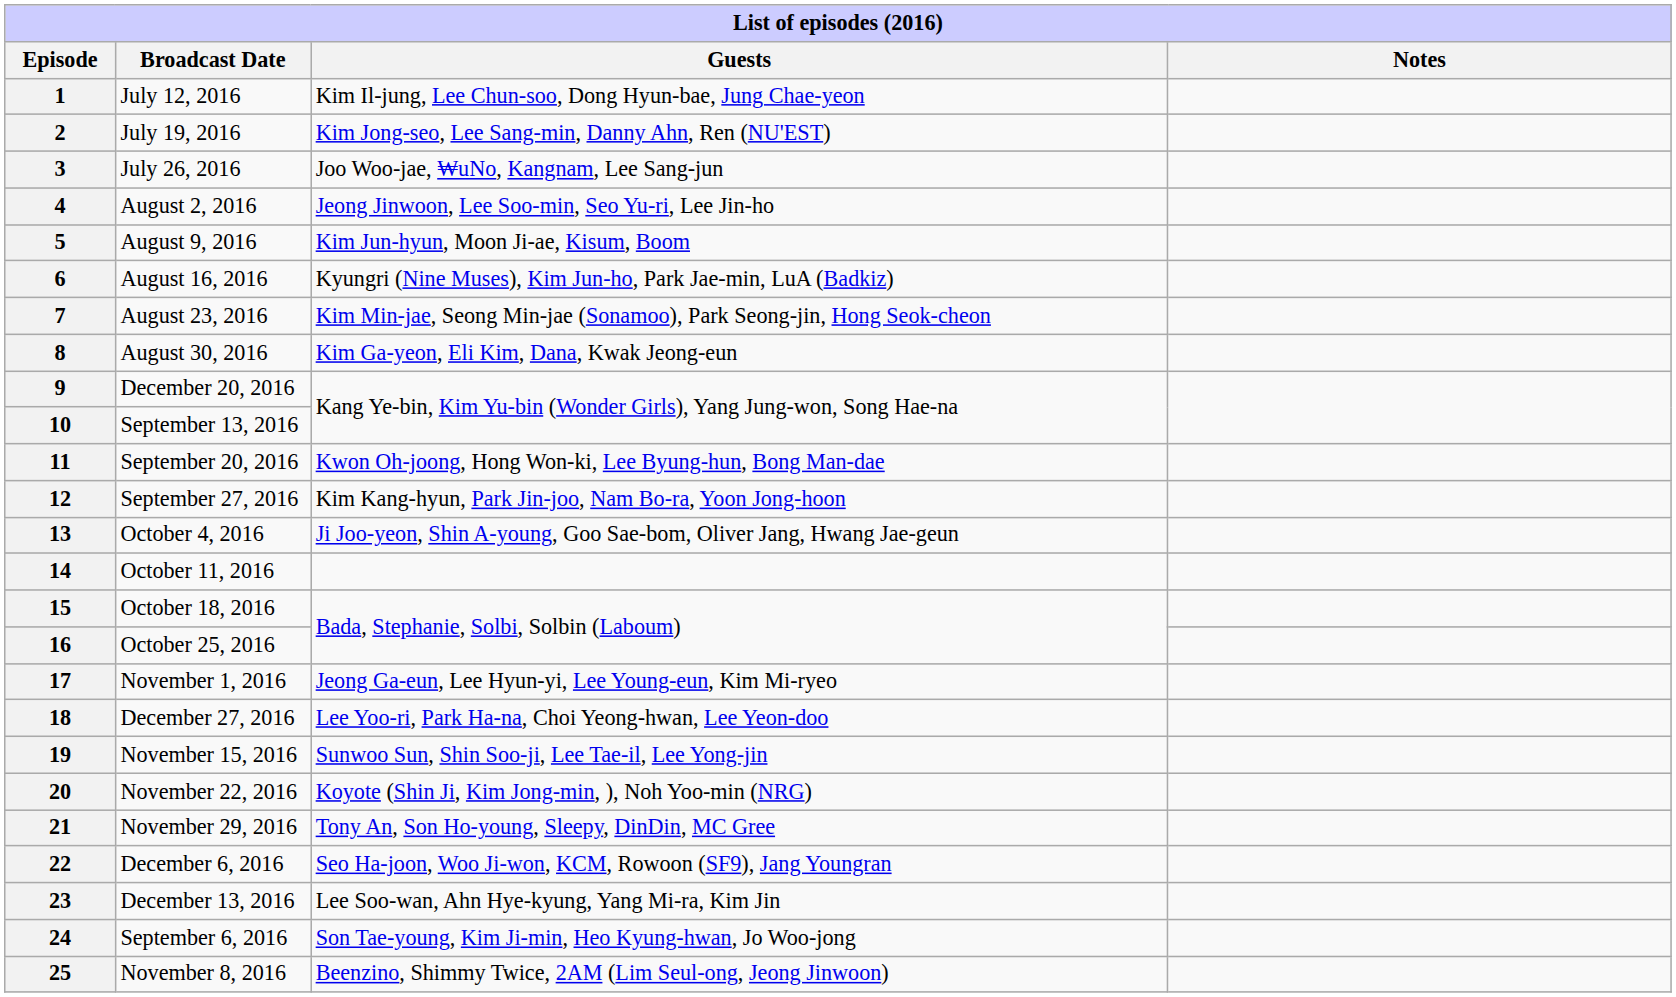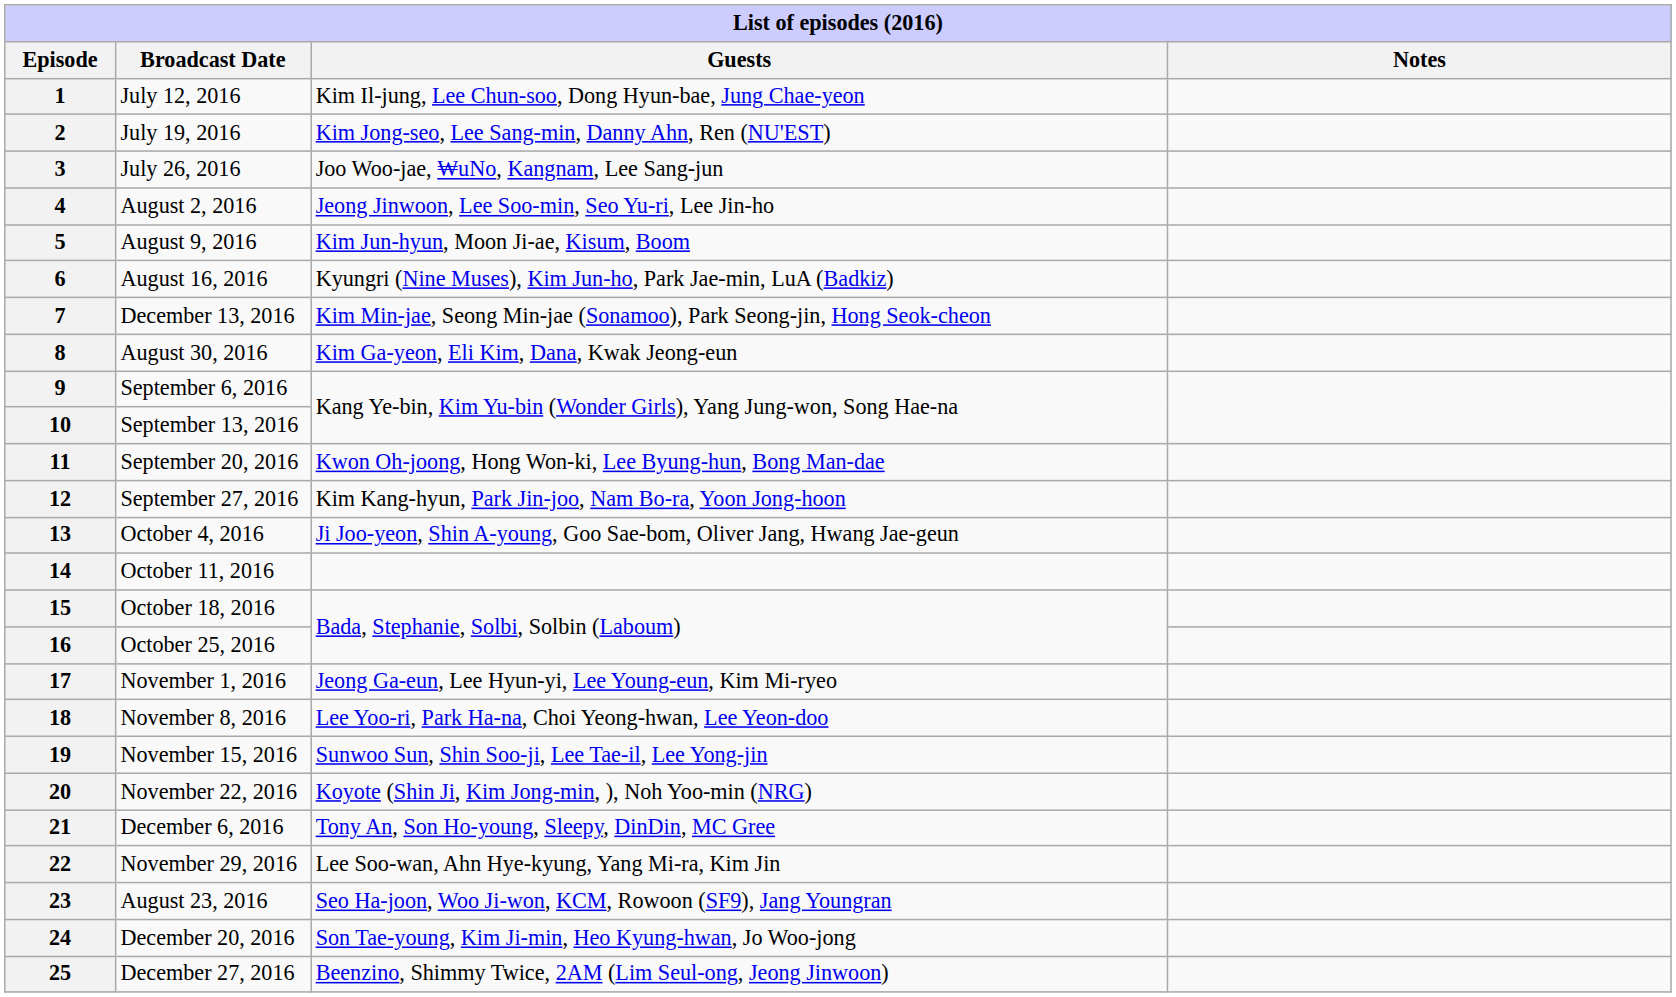(194, 315) August 23, 2016 -> (208, 315) December 13, 2016
(208, 388) December 20, 2016 -> (204, 388) September 6, 2016
(208, 718) December 27, 2016 -> (203, 718) November 8, 2016
(209, 827) November 29, 2016 -> (202, 827) December 6, 2016
(202, 864) December 6, 2016 -> (209, 864) November 29, 2016
(604, 864) Seo Ha-joon, Woo Ji-won, KCM, Rowoon (SF9), Jang Youngran -> (548, 864) Lee Soo-wan, Ahn Hye-kyung, Yang Mi-ra, Kim Jin
(208, 900) December 13, 2016 -> (194, 900) August 23, 2016
(548, 900) Lee Soo-wan, Ahn Hye-kyung, Yang Mi-ra, Kim Jin -> (604, 900) Seo Ha-joon, Woo Ji-won, KCM, Rowoon (SF9), Jang Youngran
(204, 937) September 6, 2016 -> (208, 937) December 20, 2016
(203, 974) November 8, 2016 -> (208, 974) December 27, 2016
